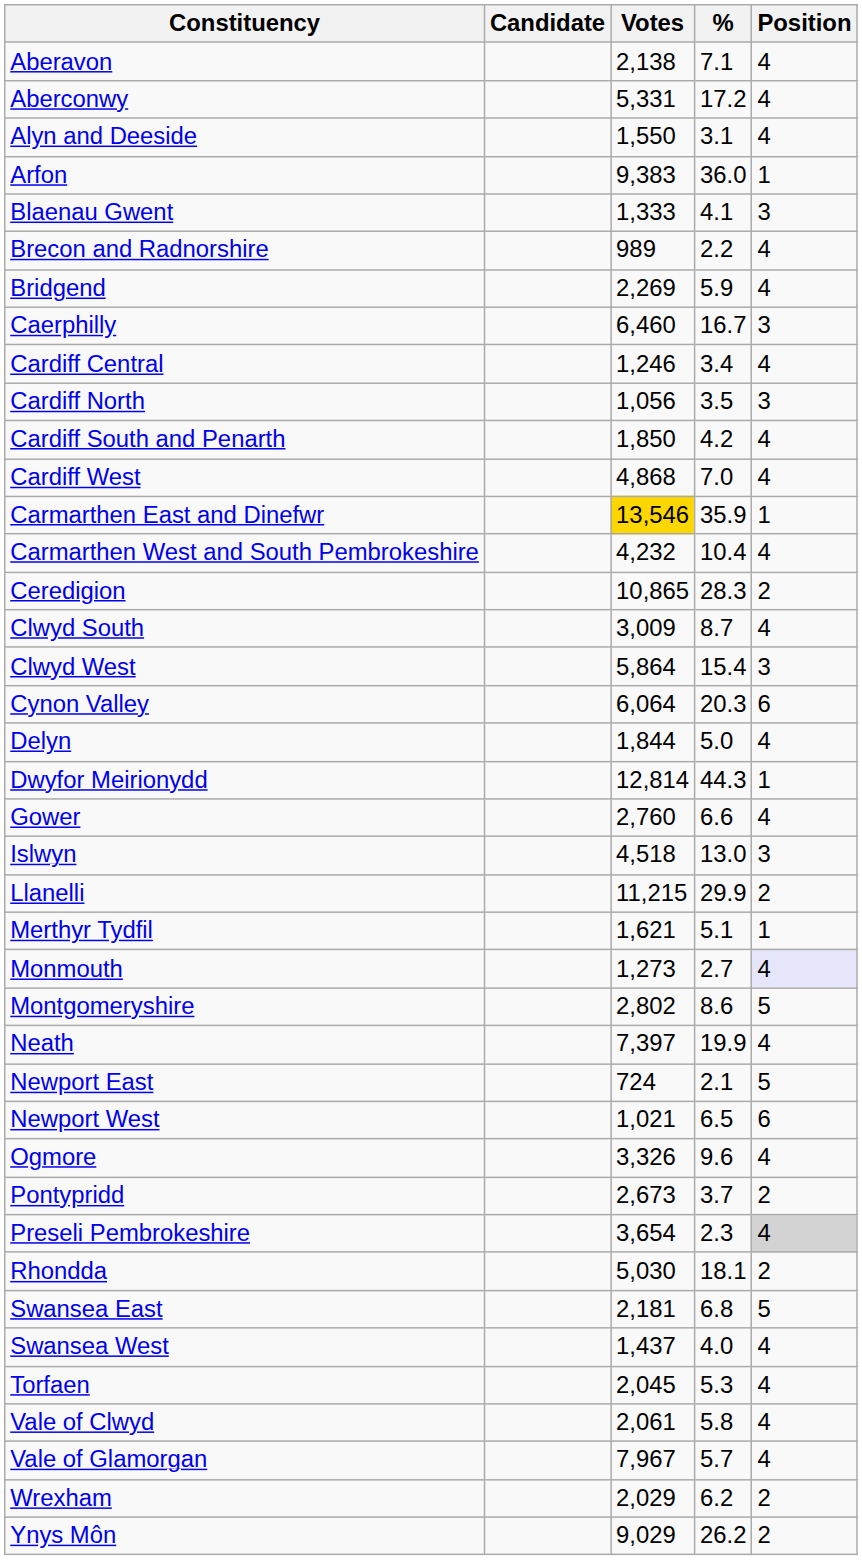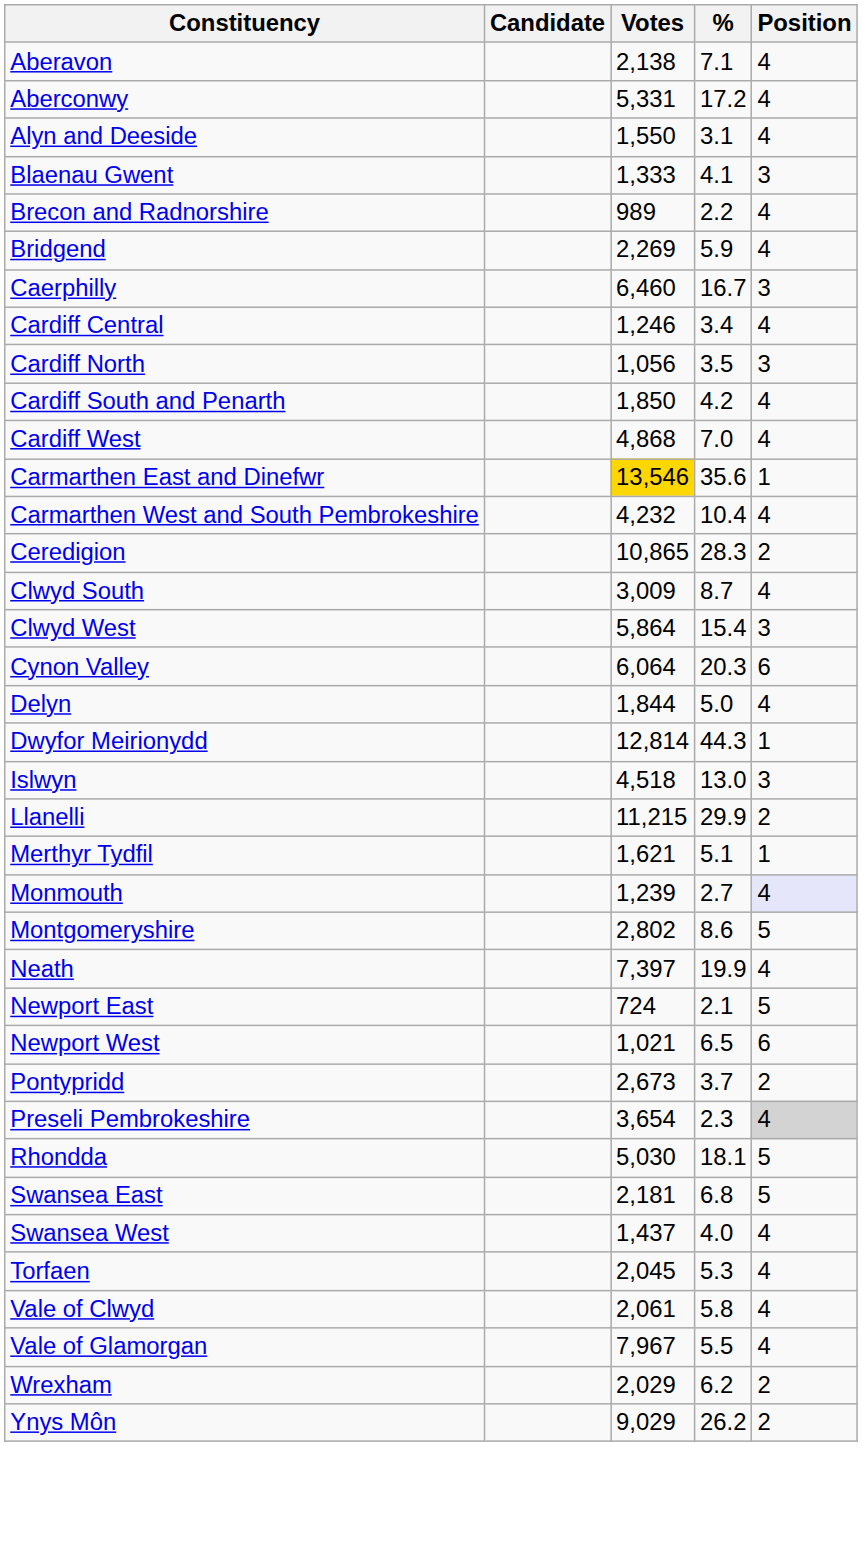- row: (39, 174)
(723, 514) 35.9 -> (723, 477) 35.6
- row: (45, 817)
(646, 968) 1,273 -> (646, 893) 1,239
- row: (53, 1157)
(764, 1271) 2 -> (764, 1157) 5
(717, 1460) 5.7 -> (717, 1346) 5.5
